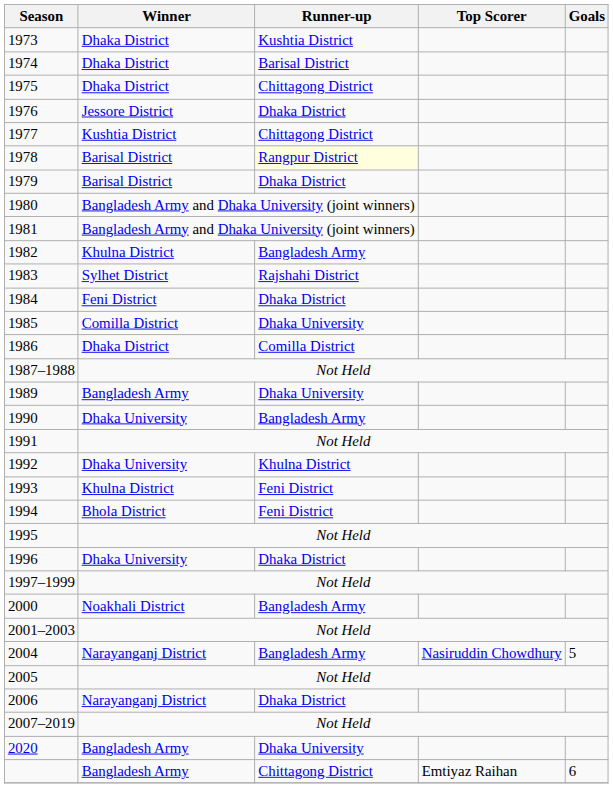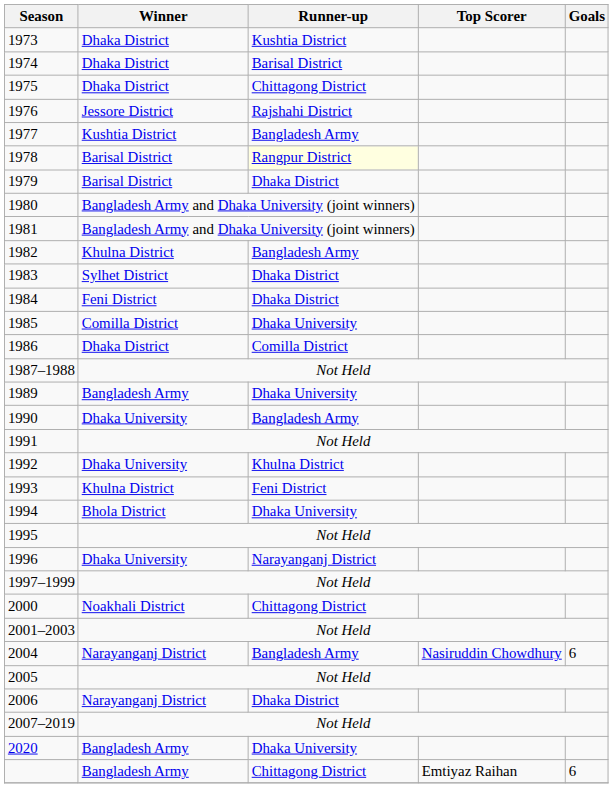(302, 110) Dhaka District -> (302, 110) Rajshahi District
(316, 134) Chittagong District -> (305, 134) Bangladesh Army
(309, 275) Rajshahi District -> (295, 275) Dhaka District
(296, 511) Feni District -> (304, 511) Dhaka University
(302, 559) Dhaka District -> (314, 559) Narayanganj District
(312, 606) Bangladesh Army -> (309, 606) Chittagong District
(572, 653) 5 -> (572, 653) 6
